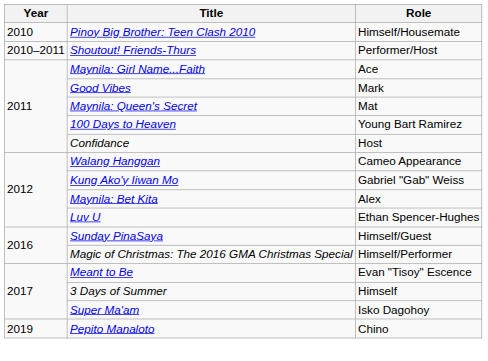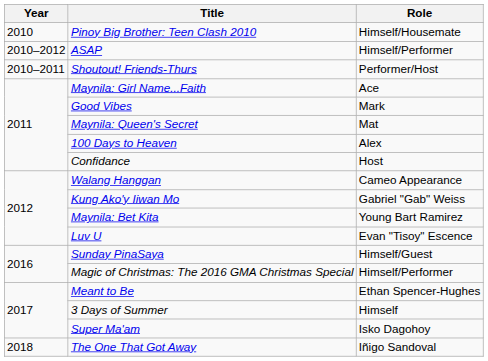+ row: (86, 50)
(410, 124) Young Bart Ramirez -> (370, 143) Alex
(369, 198) Alex -> (411, 217) Young Bart Ramirez
(419, 217) Ethan Spencer-Hughes -> (416, 236) Evan "Tisoy" Escence
(415, 273) Evan "Tisoy" Escence -> (420, 291) Ethan Spencer-Hughes
+ row: (134, 347)
- row: (112, 328)
